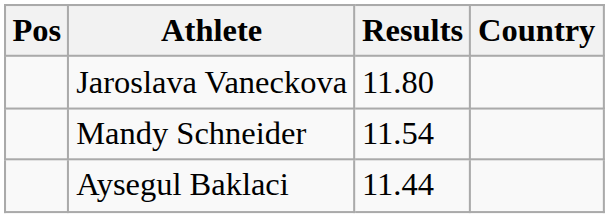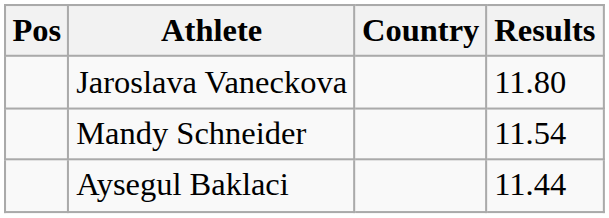columns swapped: (537, 30) <-> (413, 30)
